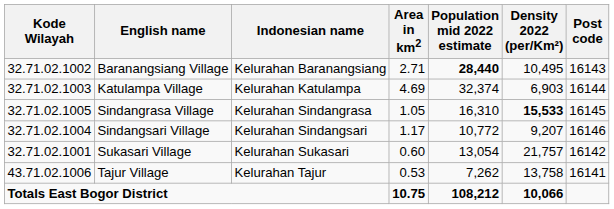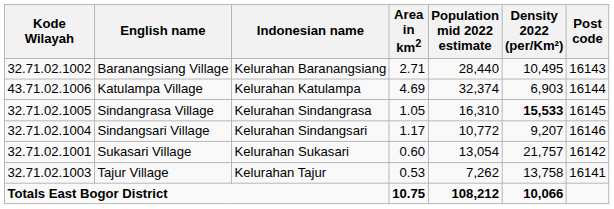(479, 68) bold -> (479, 68) normal
(49, 89) 32.71.02.1003 -> (49, 89) 43.71.02.1006
(49, 172) 43.71.02.1006 -> (49, 172) 32.71.02.1003
